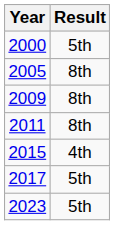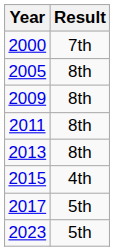(80, 44) 5th -> (80, 44) 7th
+ row: (27, 152)
